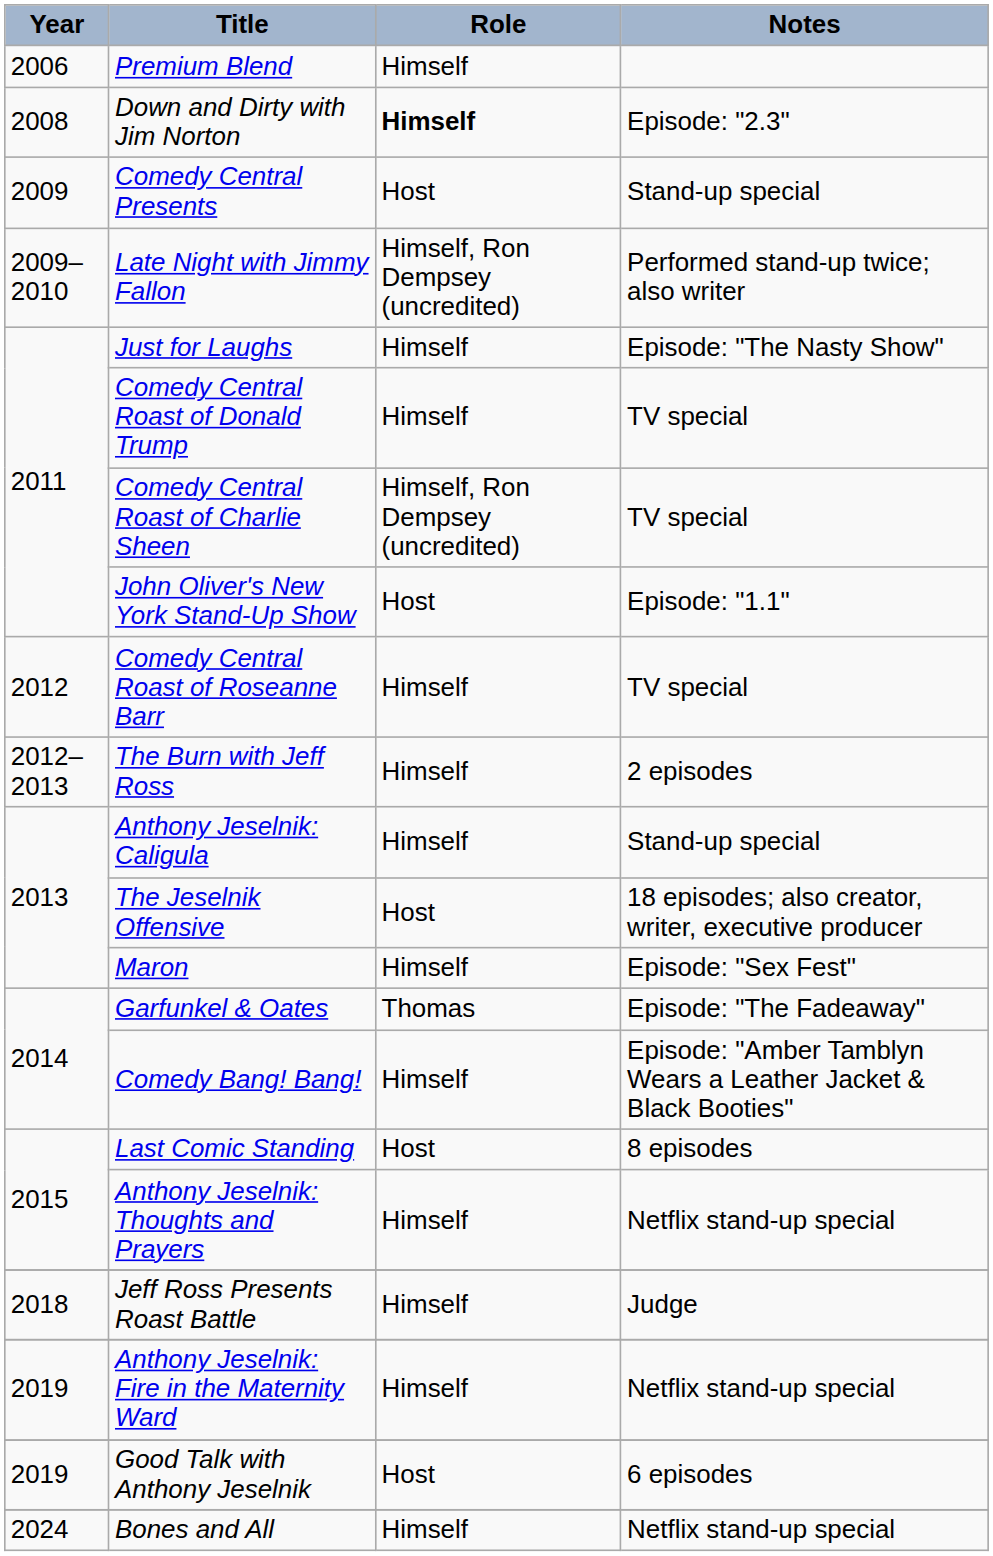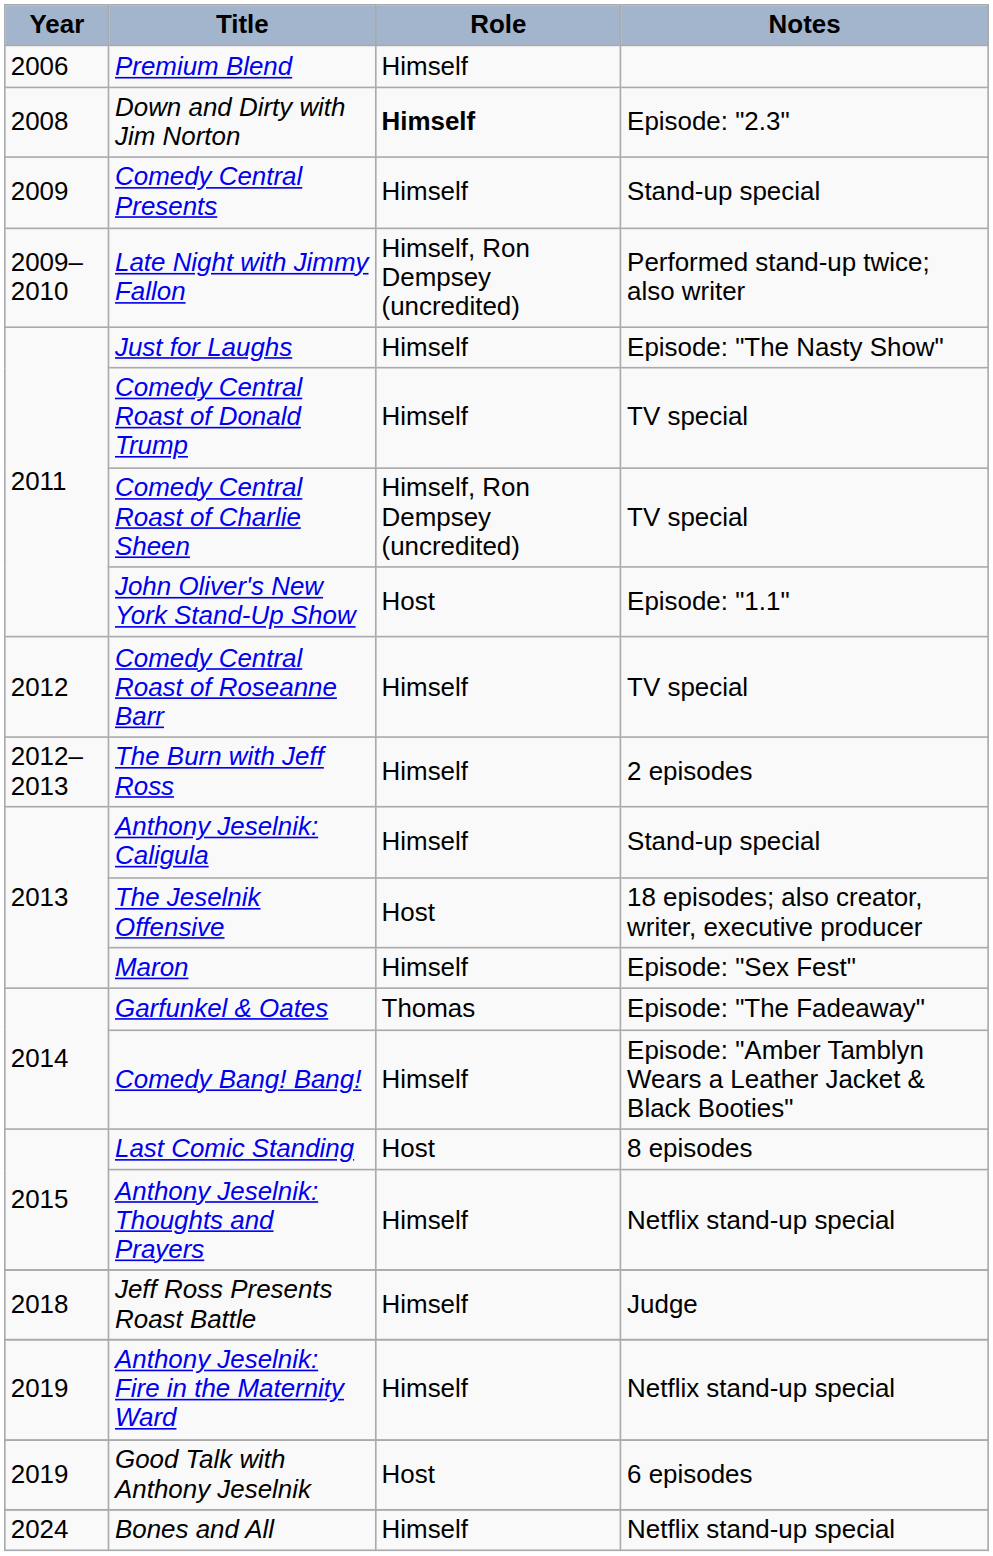(408, 192) Host -> (425, 192) Himself
